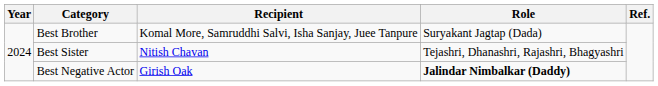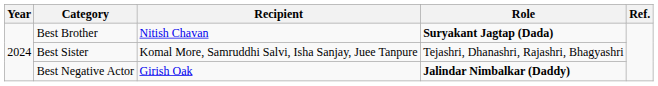(279, 33) Komal More, Samruddhi Salvi, Isha Sanjay, Juee Tanpure -> (174, 33) Nitish Chavan
(482, 33) normal -> (488, 33) bold
(174, 52) Nitish Chavan -> (279, 52) Komal More, Samruddhi Salvi, Isha Sanjay, Juee Tanpure
